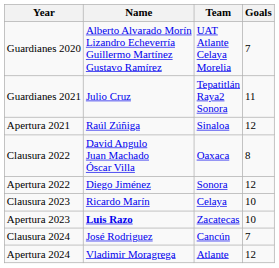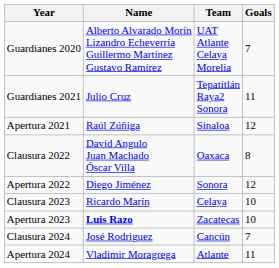(250, 254) 12 -> (250, 254) 11
